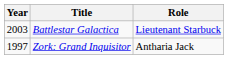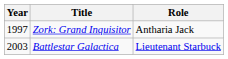rows swapped: (82, 46) <-> (76, 29)
